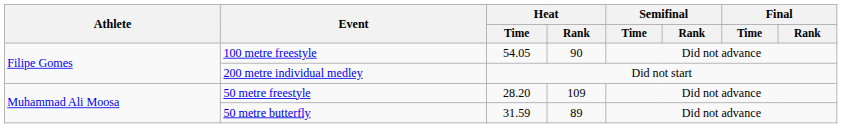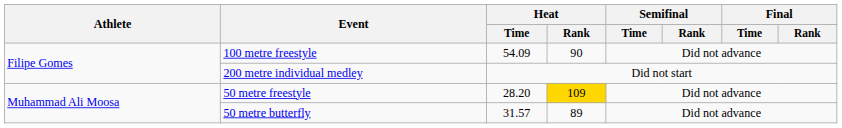(517, 53) 54.05 -> (517, 53) 54.09
(576, 93) no background -> (576, 93) gold background
(517, 113) 31.59 -> (517, 113) 31.57
